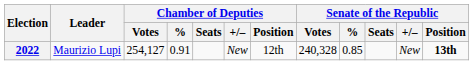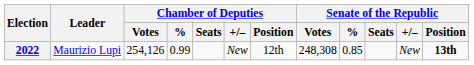(145, 50) 254,127 -> (145, 50) 254,126
(180, 50) 0.91 -> (180, 50) 0.99
(318, 50) 240,328 -> (318, 50) 248,308
